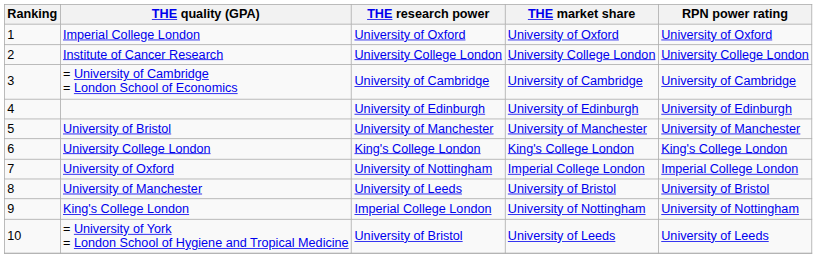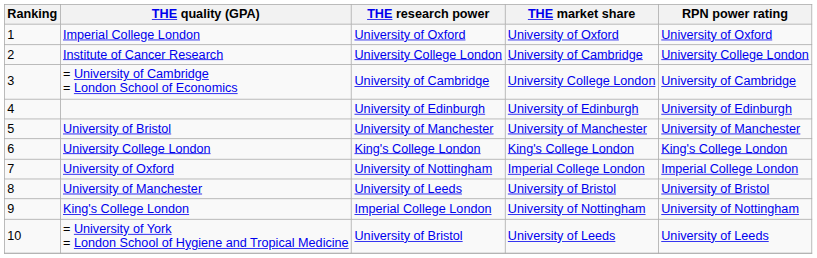(582, 54) University College London -> (575, 54) University of Cambridge
(575, 81) University of Cambridge -> (582, 81) University College London
